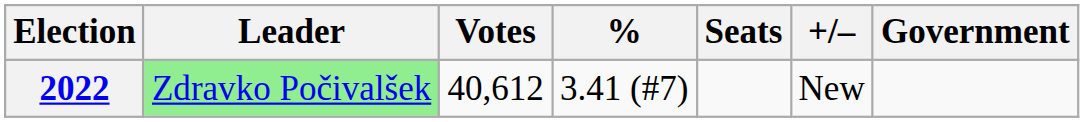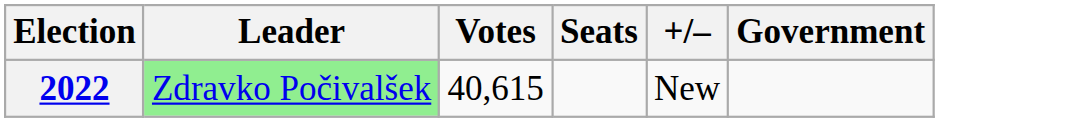- column: (624, 32)
(496, 87) 40,612 -> (496, 87) 40,615
